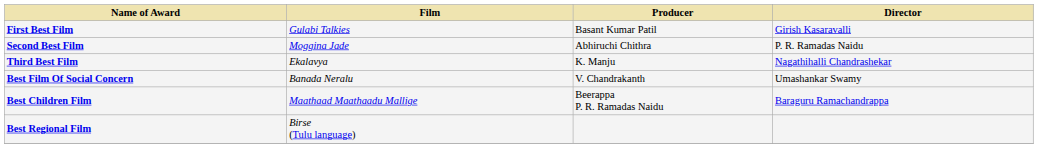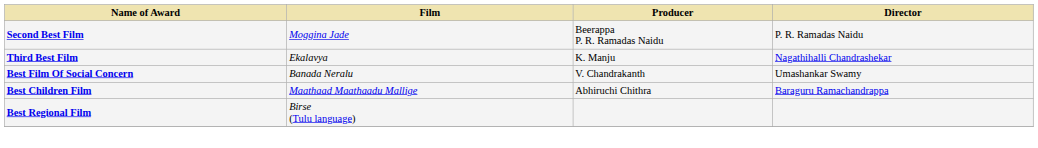- row: (40, 29)
(613, 45) Abhiruchi Chithra -> (619, 35) Beerappa P. R. Ramadas Naidu
(619, 101) Beerappa P. R. Ramadas Naidu -> (613, 90) Abhiruchi Chithra
